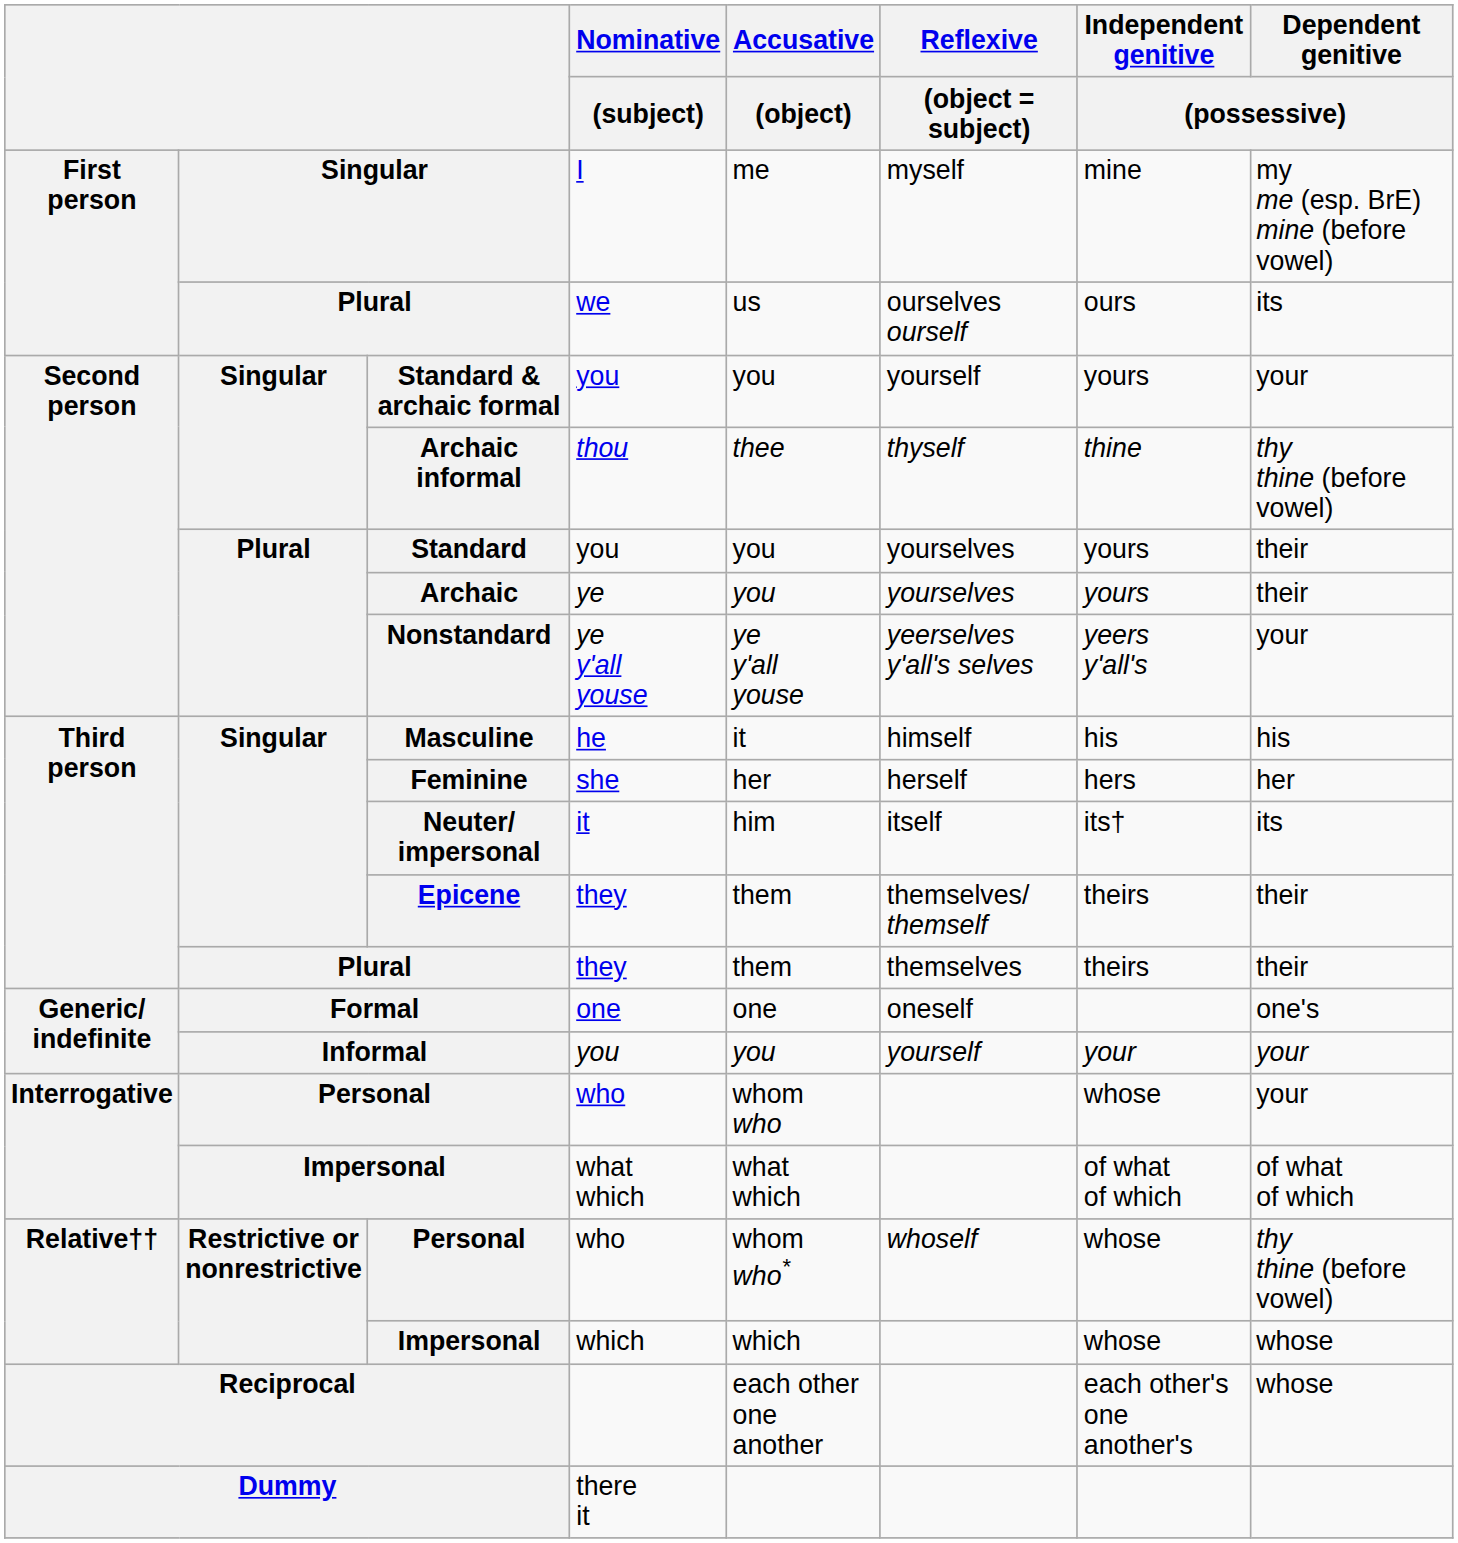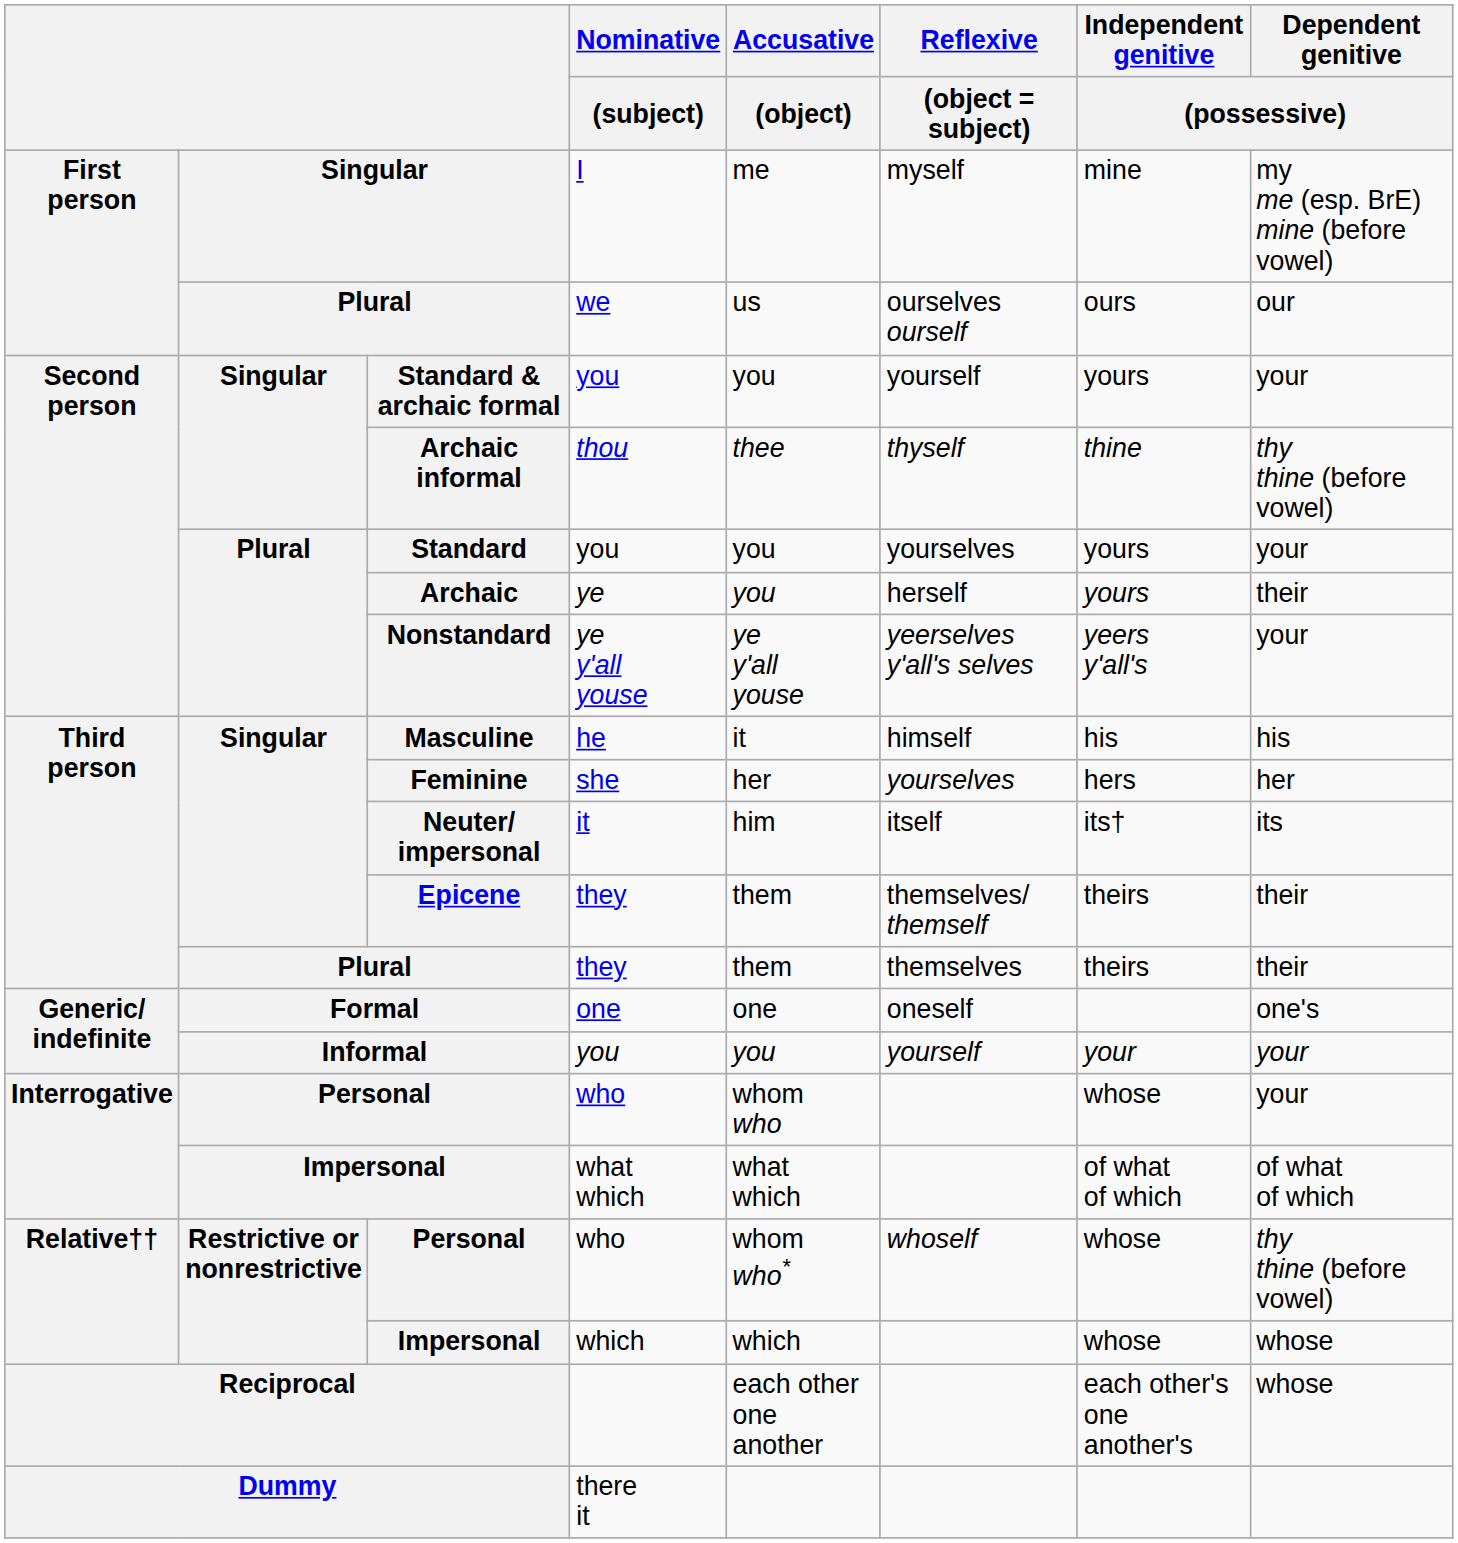(1270, 303) its -> (1276, 303) our
(1282, 550) their -> (1282, 550) your
(951, 592) yourselves -> (927, 592) herself
(927, 780) herself -> (951, 780) yourselves
